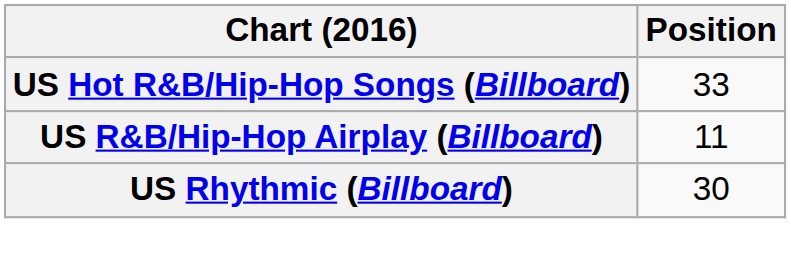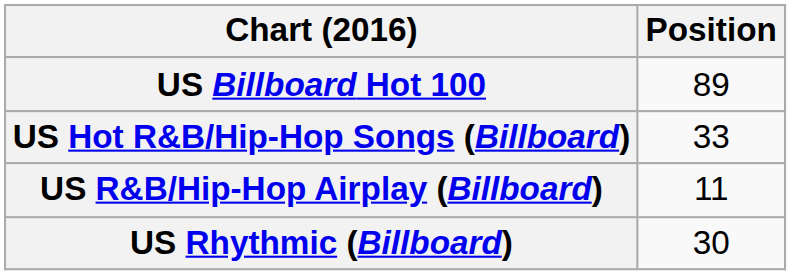+ row: (321, 83)
